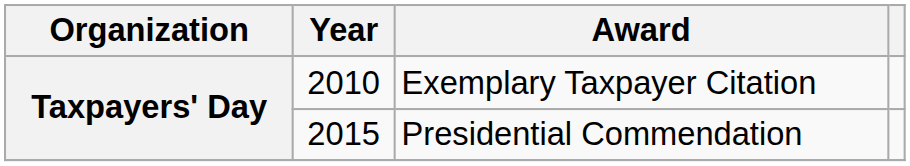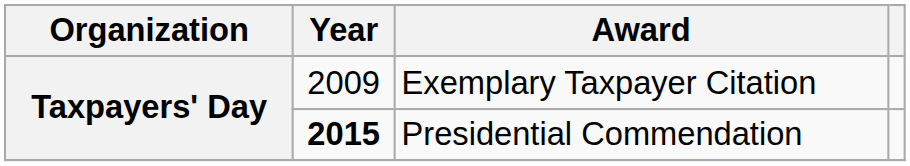(344, 82) 2010 -> (344, 82) 2009
(344, 133) normal -> (344, 133) bold
